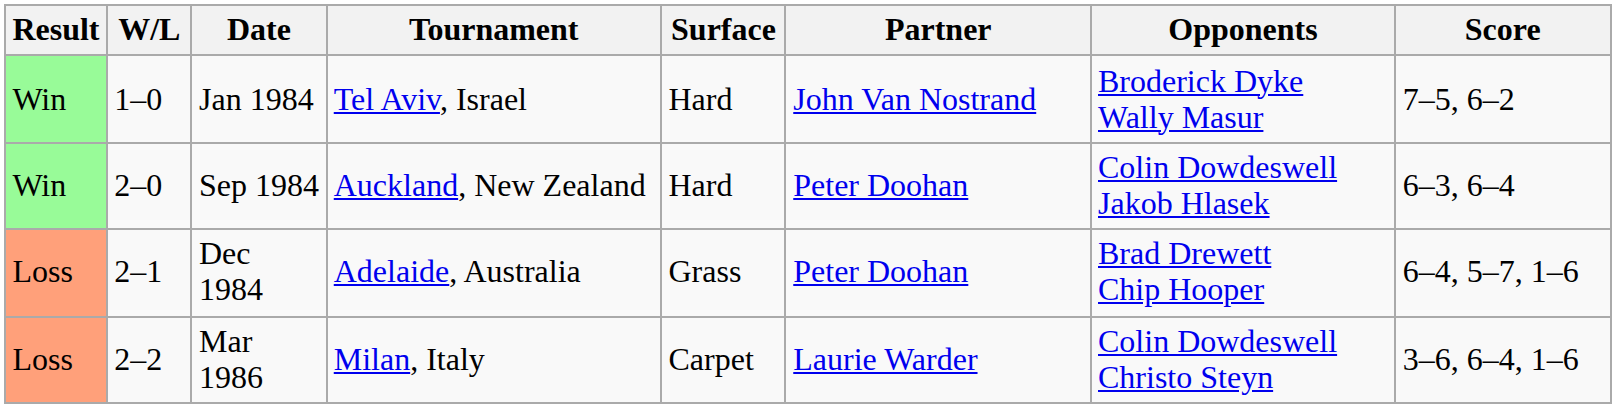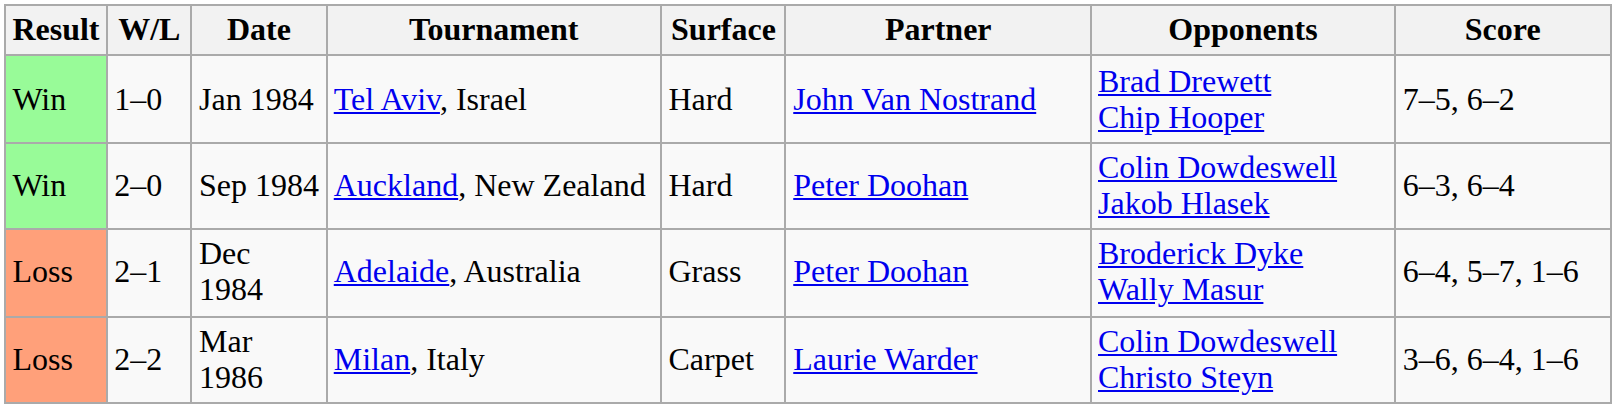(1201, 98) Broderick Dyke Wally Masur -> (1185, 98) Brad Drewett Chip Hooper
(1185, 272) Brad Drewett Chip Hooper -> (1201, 272) Broderick Dyke Wally Masur
